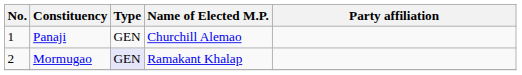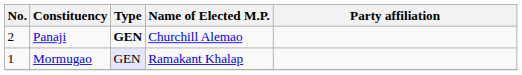(11, 37) 1 -> (11, 37) 2
(127, 37) normal -> (128, 37) bold
(11, 59) 2 -> (11, 59) 1
